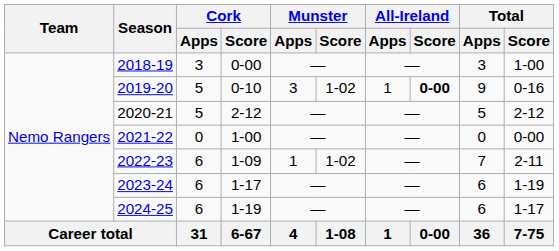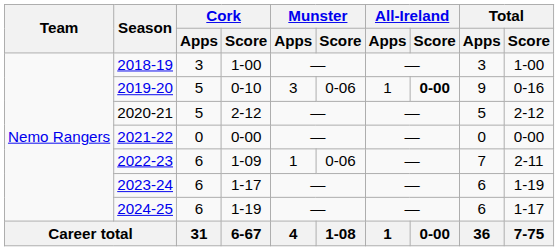(246, 64) 0-00 -> (246, 64) 1-00
(340, 88) 1-02 -> (340, 88) 0-06
(246, 137) 1-00 -> (246, 137) 0-00
(340, 161) 1-02 -> (340, 161) 0-06
